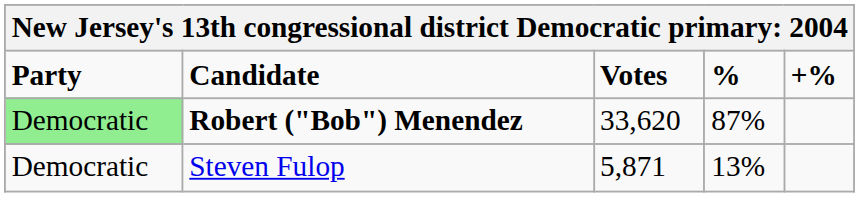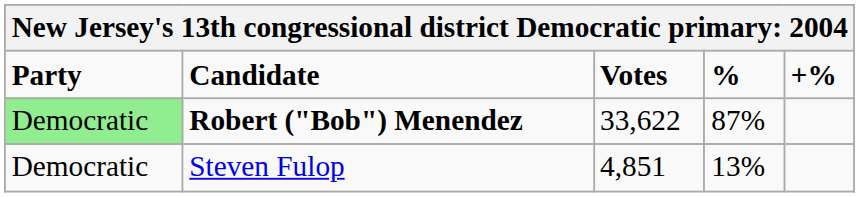(640, 120) 33,620 -> (640, 120) 33,622
(633, 167) 5,871 -> (633, 167) 4,851
